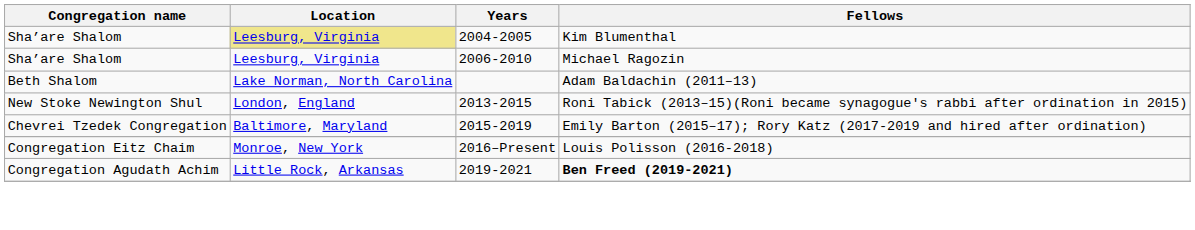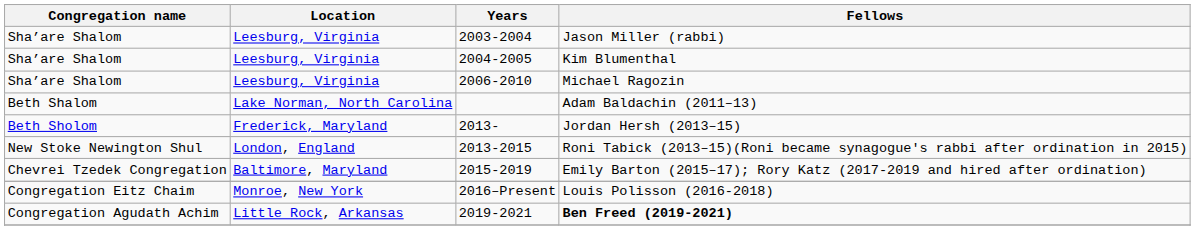+ row: (644, 38)
(306, 38) khaki background -> (306, 60) no background
+ row: (652, 126)
